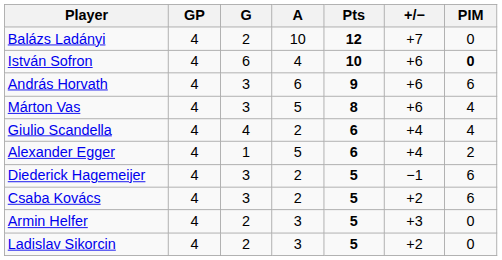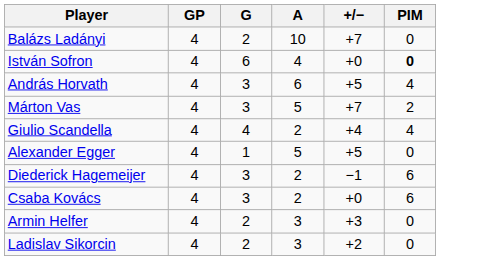- column: (354, 15)
(414, 61) +6 -> (354, 61) +0
(414, 84) +6 -> (354, 84) +5
(471, 84) 6 -> (410, 84) 4
(414, 107) +6 -> (354, 107) +7
(471, 107) 4 -> (410, 107) 2
(414, 152) +4 -> (354, 152) +5
(471, 152) 2 -> (410, 152) 0
(414, 198) +2 -> (354, 198) +0
